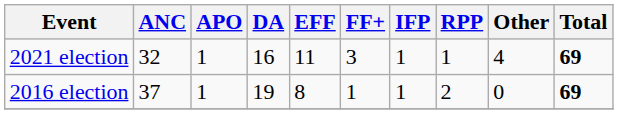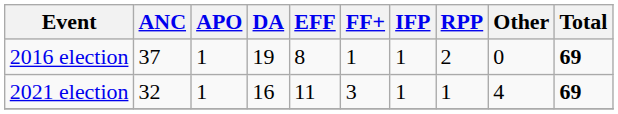rows swapped: (69, 91) <-> (69, 56)
